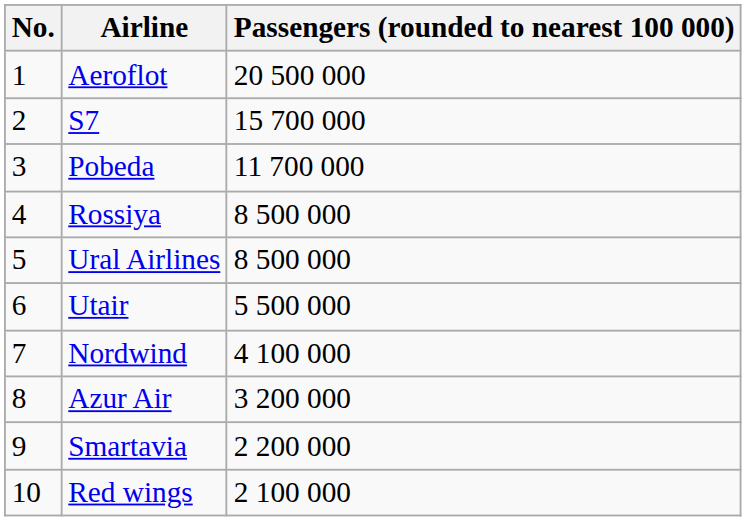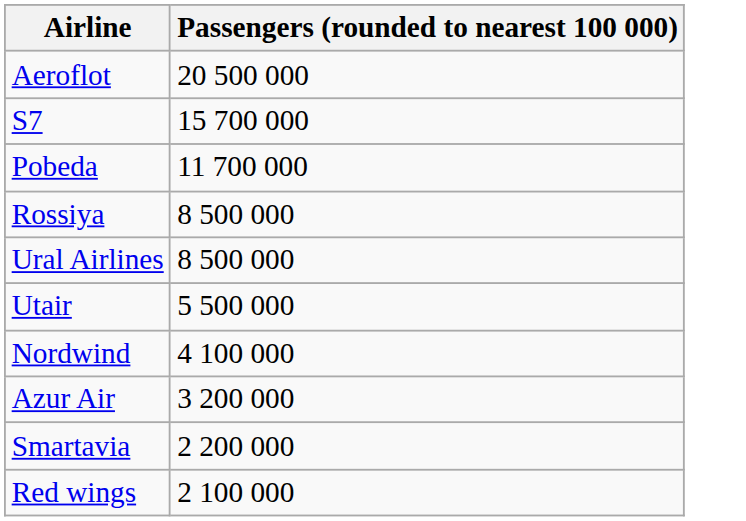- column: (33, 27)
